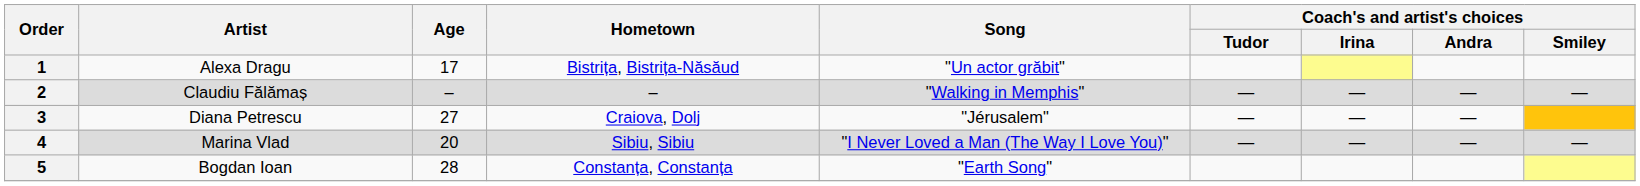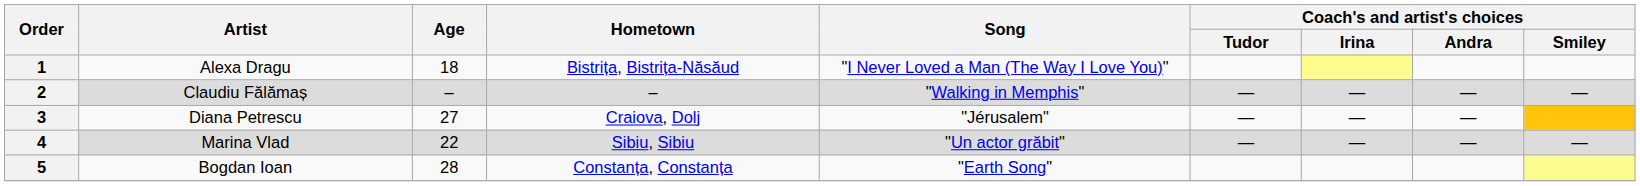(449, 67) 17 -> (449, 67) 18
(1005, 67) "Un actor grăbit" -> (1005, 67) "I Never Loved a Man (The Way I Love You)"
(449, 143) 20 -> (449, 143) 22
(1005, 143) "I Never Loved a Man (The Way I Love You)" -> (1005, 143) "Un actor grăbit"
